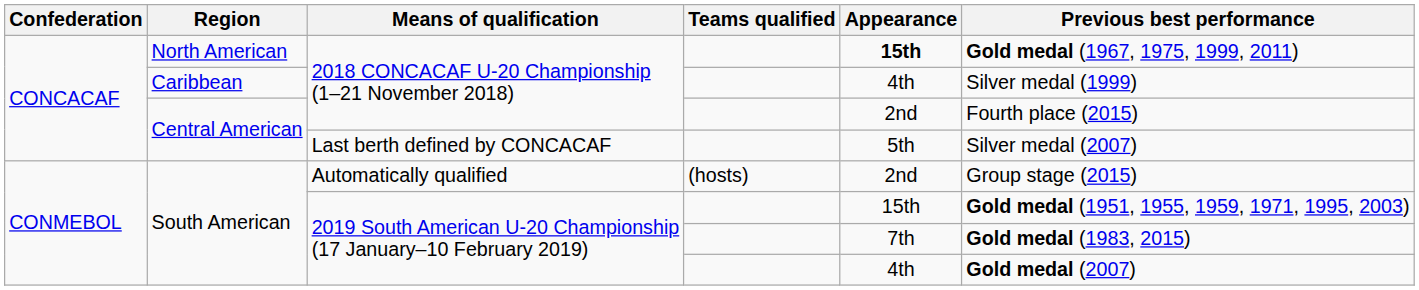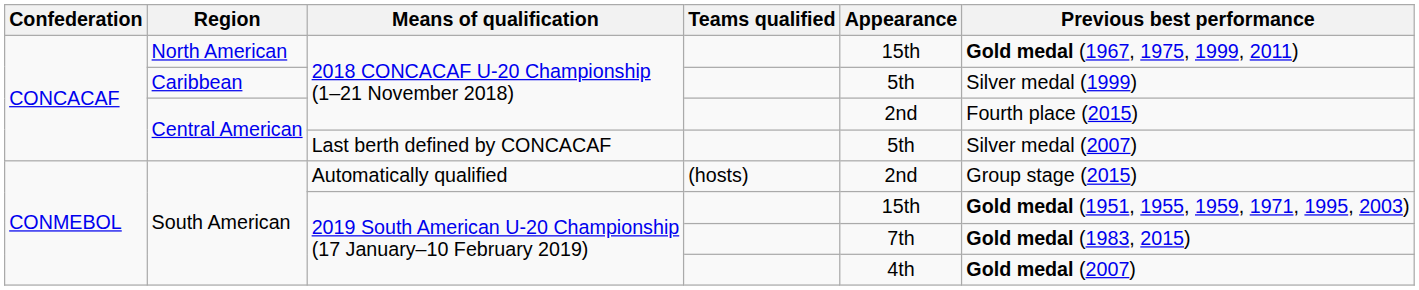(901, 51) bold -> (901, 51) normal
(901, 82) 4th -> (901, 82) 5th
